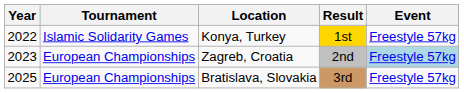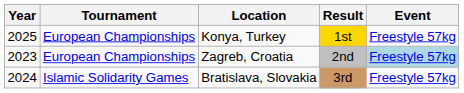(22, 36) 2022 -> (22, 36) 2025
(116, 36) Islamic Solidarity Games -> (119, 36) European Championships
(22, 78) 2025 -> (22, 78) 2024
(119, 78) European Championships -> (116, 78) Islamic Solidarity Games
